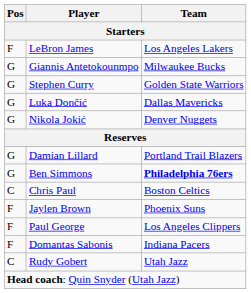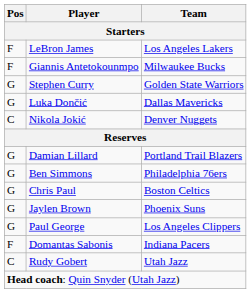(11, 66) G -> (10, 66) F
(11, 119) G -> (11, 119) C
(188, 173) bold -> (185, 173) normal
(11, 191) C -> (11, 191) G
(10, 208) F -> (11, 208) G
(10, 226) F -> (11, 226) G
